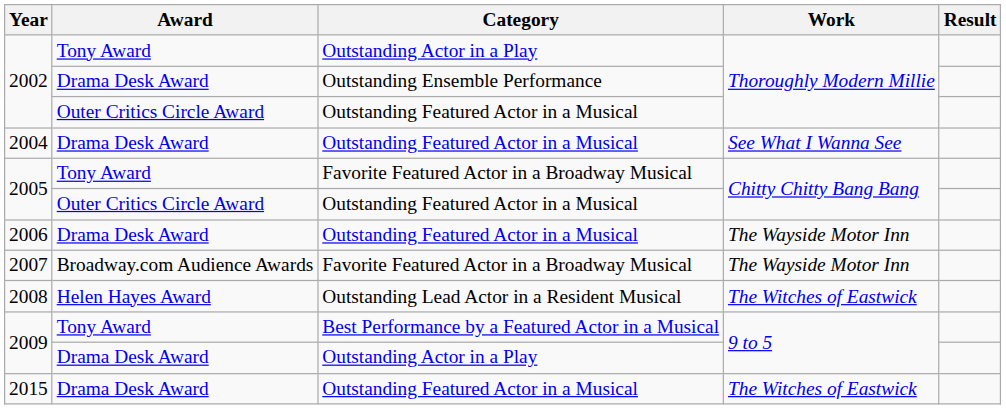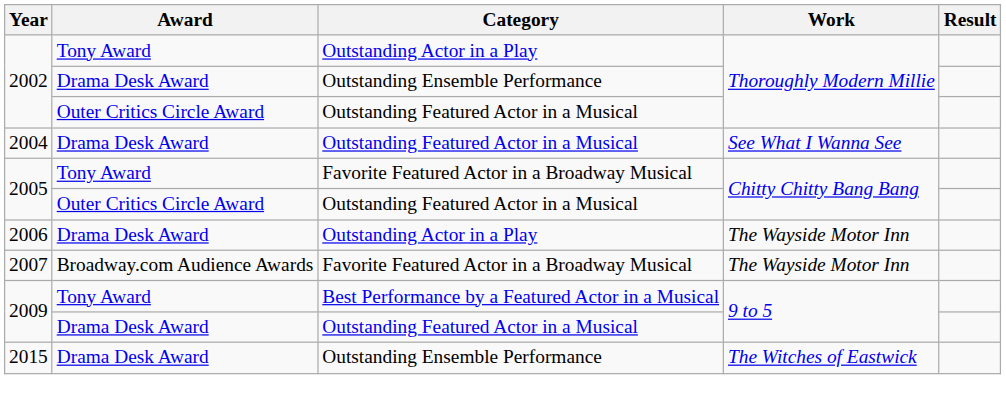(480, 234) Outstanding Featured Actor in a Musical -> (430, 234) Outstanding Actor in a Play
- row: (28, 296)
(430, 357) Outstanding Actor in a Play -> (480, 326) Outstanding Featured Actor in a Musical
(480, 388) Outstanding Featured Actor in a Musical -> (462, 357) Outstanding Ensemble Performance
